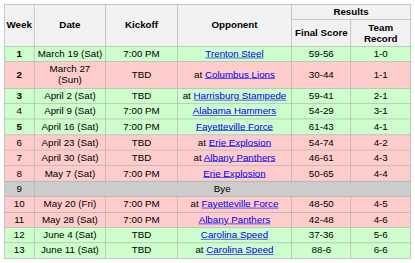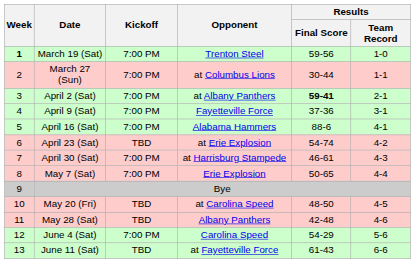(19, 75) bold -> (19, 75) normal
(142, 75) TBD -> (142, 75) 7:00 PM
(19, 96) bold -> (19, 96) normal
(142, 96) TBD -> (142, 96) 7:00 PM
(234, 96) at Harrisburg Stampede -> (234, 96) at Albany Panthers
(321, 96) normal -> (321, 96) bold
(234, 111) Alabama Hammers -> (234, 111) Fayetteville Force
(321, 111) 54-29 -> (321, 111) 37-36
(19, 127) bold -> (19, 127) normal
(234, 127) Fayetteville Force -> (234, 127) Alabama Hammers
(321, 127) 61-43 -> (321, 127) 88-6
(142, 158) TBD -> (142, 158) 7:00 PM
(234, 158) at Albany Panthers -> (234, 158) at Harrisburg Stampede
(142, 204) 7:00 PM -> (142, 204) TBD
(234, 204) at Fayetteville Force -> (234, 204) at Carolina Speed
(142, 219) 7:00 PM -> (142, 219) TBD
(142, 235) TBD -> (142, 235) 7:00 PM
(321, 235) 37-36 -> (321, 235) 54-29
(234, 250) at Carolina Speed -> (234, 250) at Fayetteville Force
(321, 250) 88-6 -> (321, 250) 61-43
